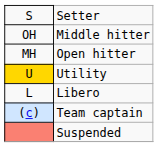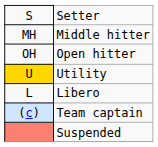(29, 35) OH -> (29, 35) MH
(29, 54) MH -> (29, 54) OH
